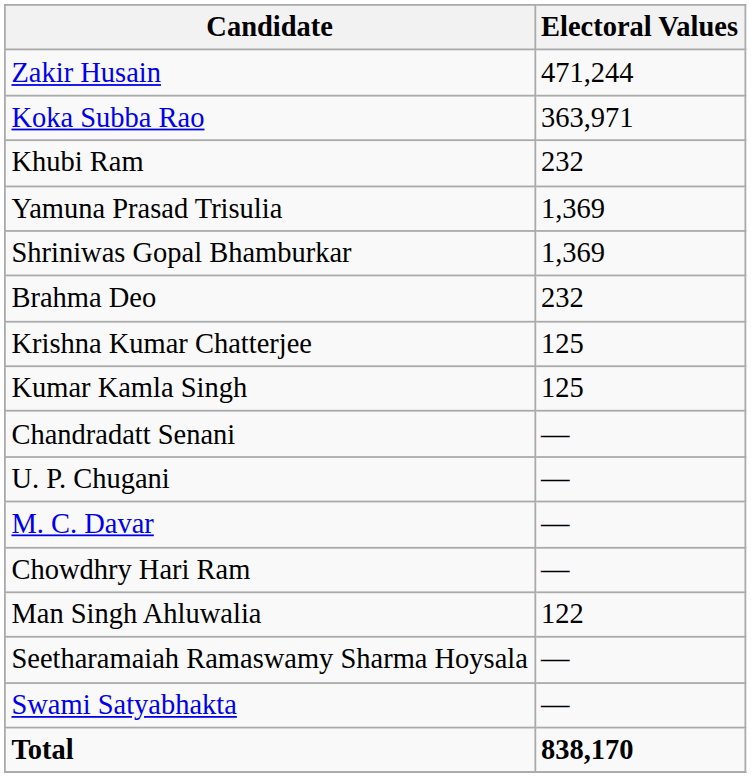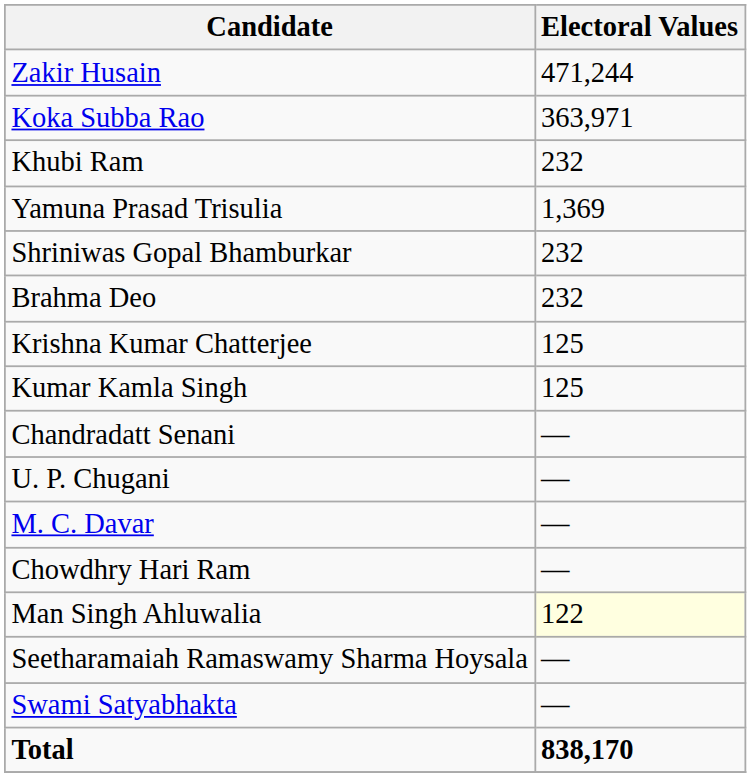(573, 252) 1,369 -> (562, 252) 232
(562, 614) no background -> (562, 614) lightyellow background
